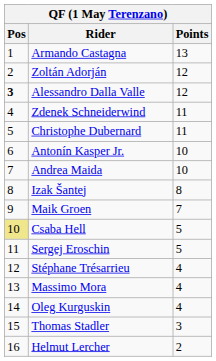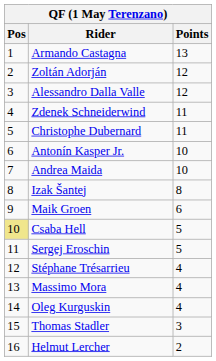(10, 92) bold -> (10, 92) normal
(179, 209) 7 -> (179, 209) 6
